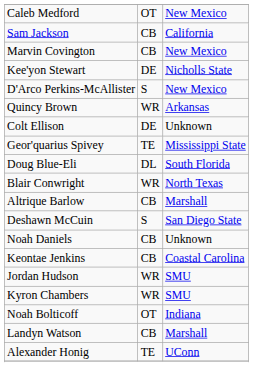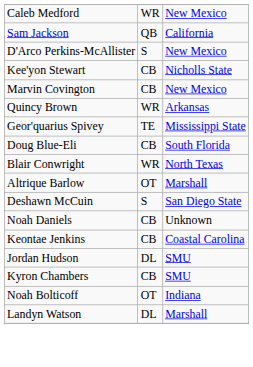(149, 13) OT -> (150, 13) WR
(149, 32) CB -> (149, 32) QB
rows swapped: (51, 51) <-> (71, 88)
(149, 70) DE -> (149, 70) CB
- row: (36, 126)
(149, 164) DL -> (149, 145) CB
(149, 201) CB -> (149, 182) OT
(150, 276) WR -> (149, 257) DL
(150, 295) WR -> (149, 276) CB
(149, 333) CB -> (149, 314) DL
- row: (48, 351)
